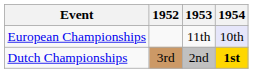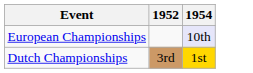- column: (199, 15)
(232, 57) bold -> (199, 57) normal
